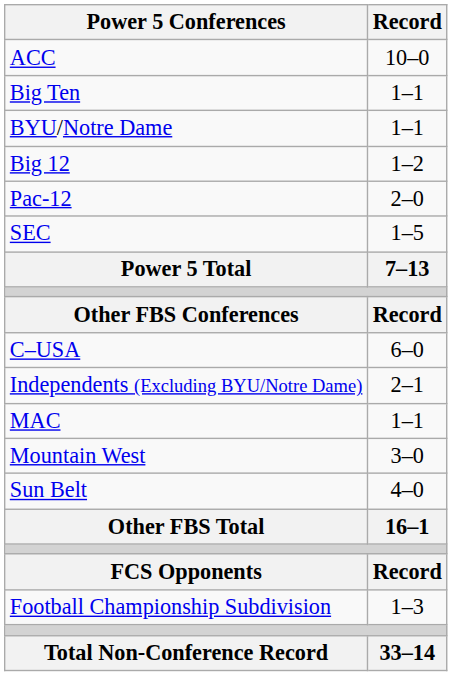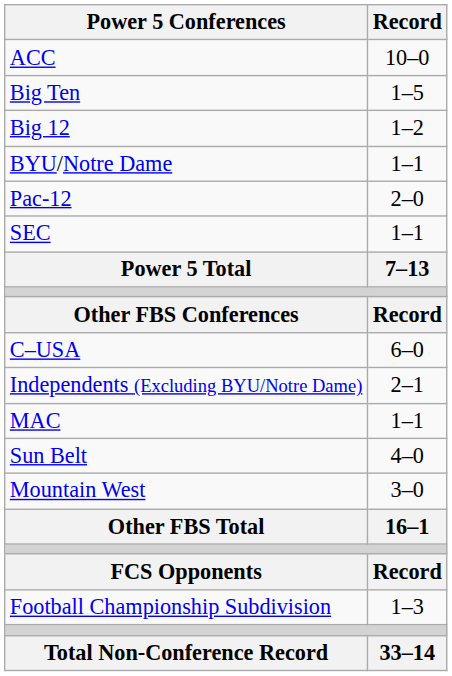(407, 92) 1–1 -> (407, 92) 1–5
rows swapped: (40, 163) <-> (91, 127)
(407, 233) 1–5 -> (407, 233) 1–1
rows swapped: (78, 455) <-> (48, 490)
